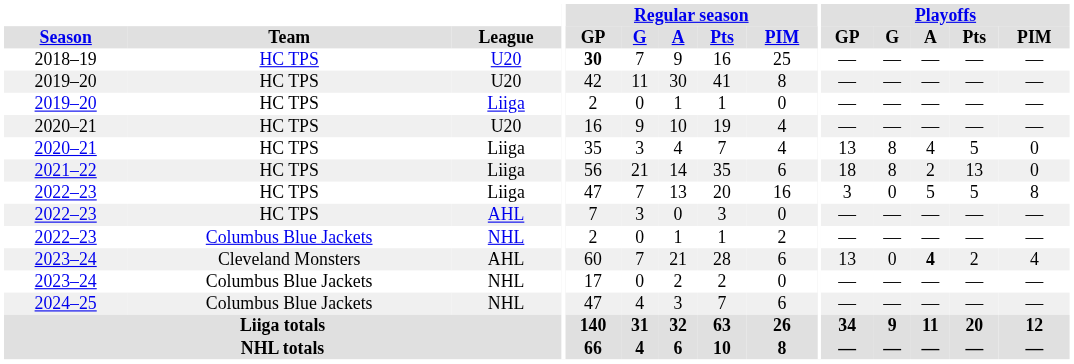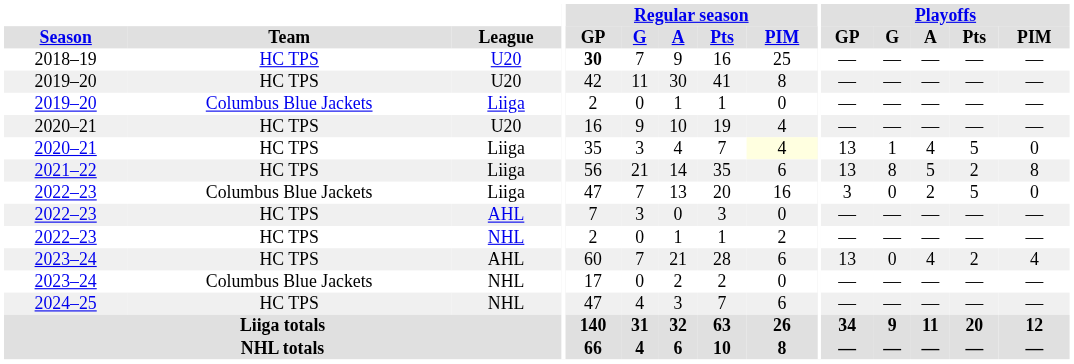(289, 103) HC TPS -> (289, 103) Columbus Blue Jackets
(782, 148) no background -> (782, 148) lightyellow background
(892, 148) 8 -> (892, 148) 1
(847, 170) 18 -> (847, 170) 13
(930, 170) 2 -> (930, 170) 5
(974, 170) 13 -> (974, 170) 2
(1034, 170) 0 -> (1034, 170) 8
(289, 192) HC TPS -> (289, 192) Columbus Blue Jackets
(930, 192) 5 -> (930, 192) 2
(1034, 192) 8 -> (1034, 192) 0
(289, 237) Columbus Blue Jackets -> (289, 237) HC TPS
(289, 259) Cleveland Monsters -> (289, 259) HC TPS
(930, 259) bold -> (930, 259) normal
(289, 303) Columbus Blue Jackets -> (289, 303) HC TPS
